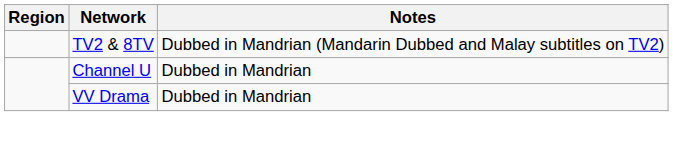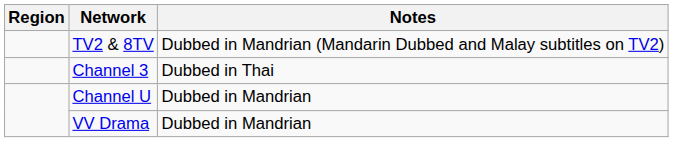+ row: (110, 70)
